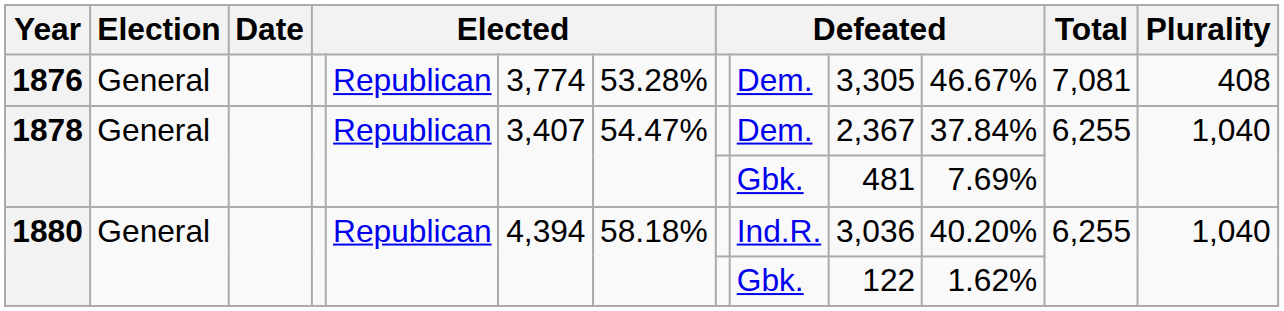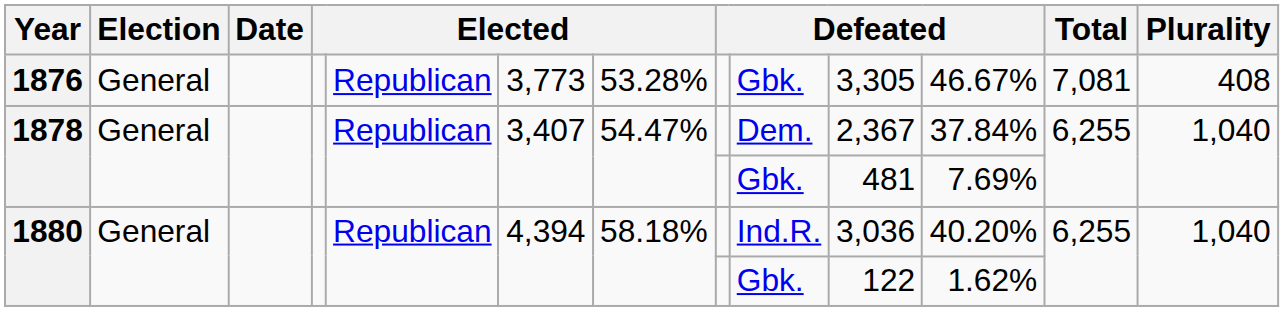(546, 79) 3,774 -> (546, 79) 3,773
(775, 79) Dem. -> (770, 79) Gbk.
